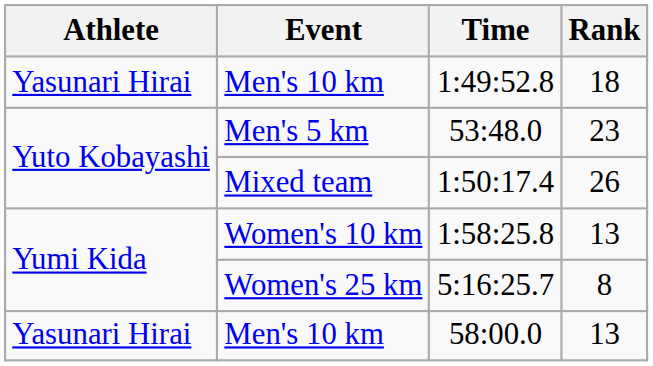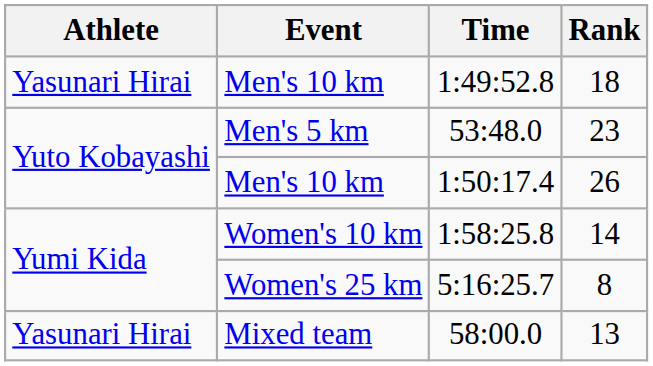(298, 182) Mixed team -> (304, 182) Men's 10 km
(605, 233) 13 -> (605, 233) 14
(304, 335) Men's 10 km -> (298, 335) Mixed team
